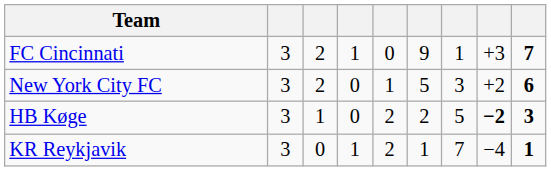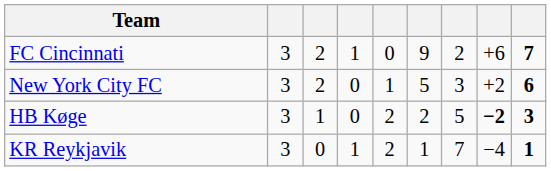(459, 52) 1 -> (459, 52) 2
(494, 52) +3 -> (494, 52) +6
